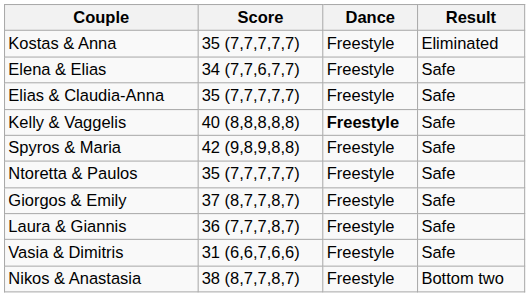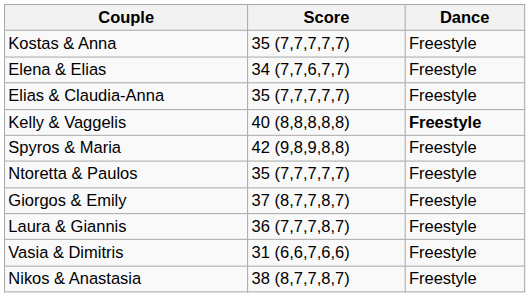- column: (471, 17)
